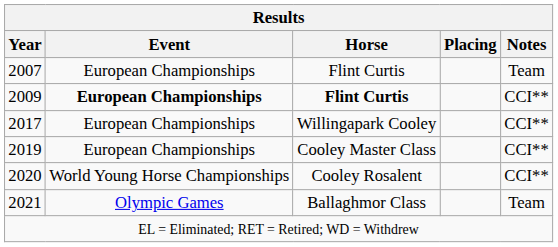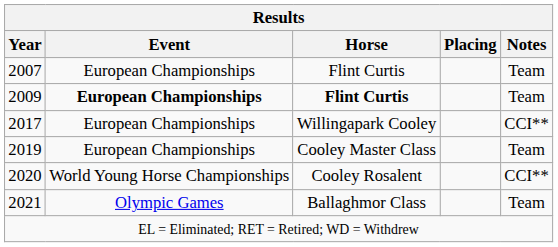(527, 96) CCI** -> (527, 96) Team
(527, 149) CCI** -> (527, 149) Team
